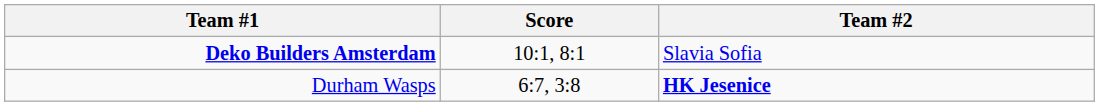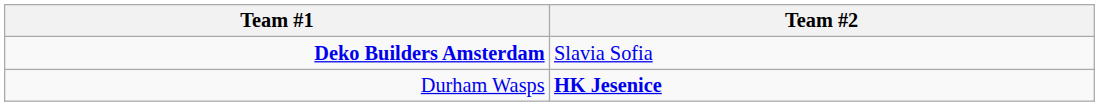- column: (549, 20)
